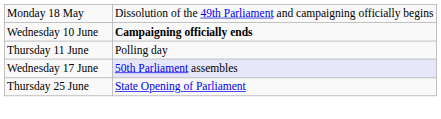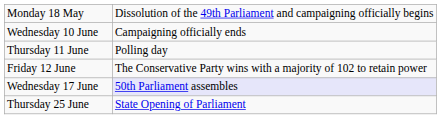(184, 31) bold -> (180, 31) normal
+ row: (41, 68)
